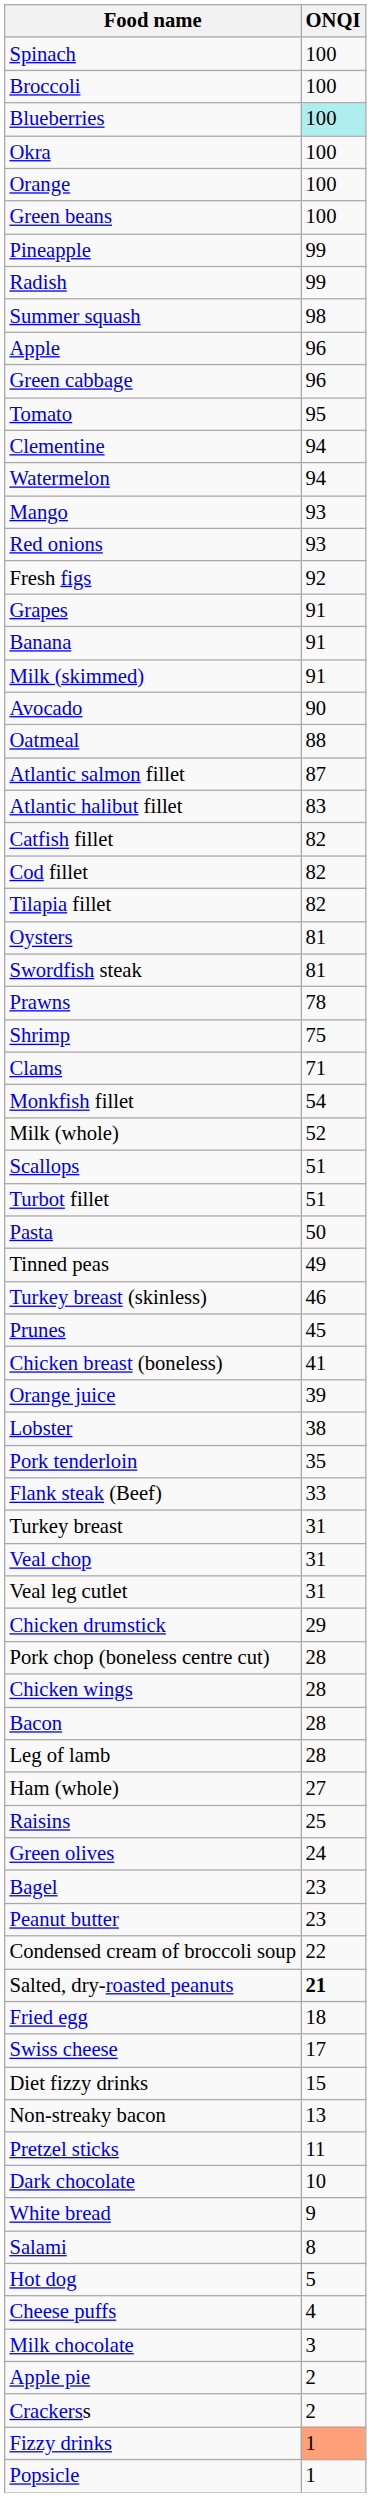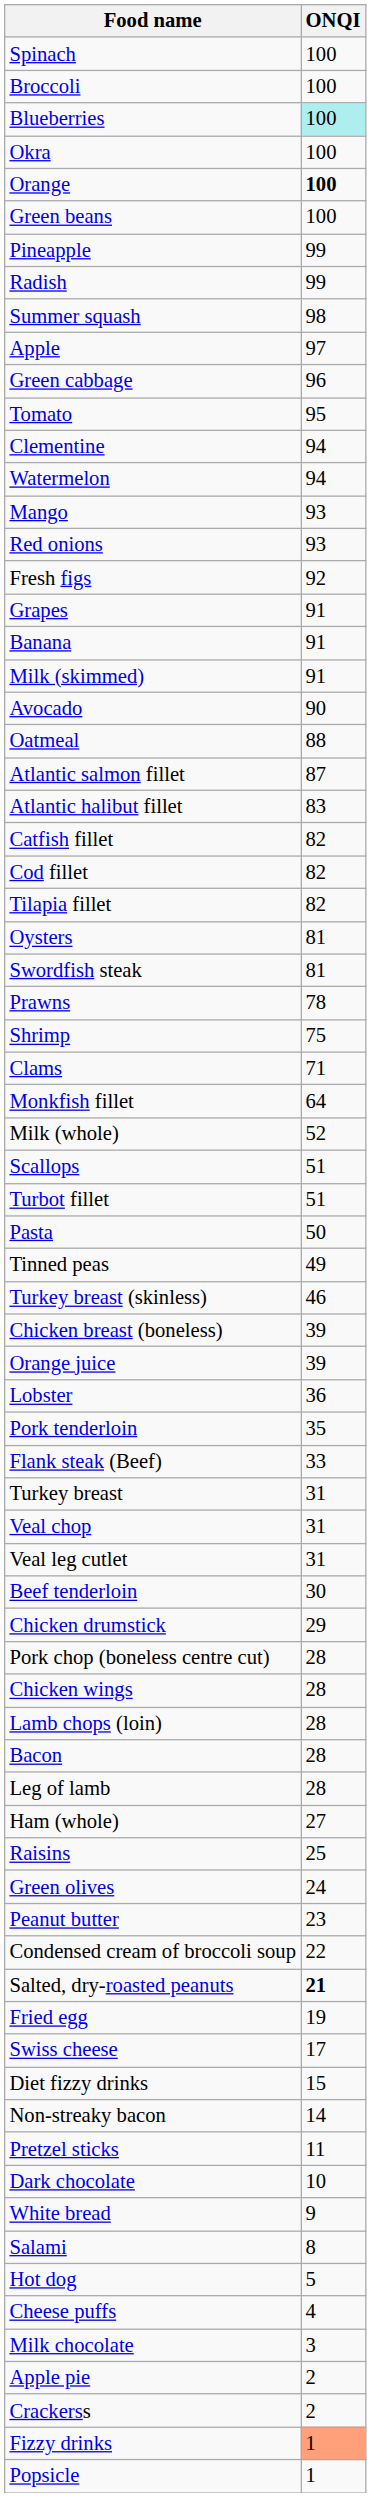(321, 184) normal -> (321, 184) bold
(316, 348) 96 -> (316, 348) 97
(316, 1101) 54 -> (316, 1101) 64
- row: (37, 1330)
(316, 1362) 41 -> (316, 1330) 39
(316, 1428) 38 -> (316, 1395) 36
+ row: (73, 1592)
+ row: (86, 1723)
- row: (33, 1886)
(316, 2017) 18 -> (316, 2017) 19
(316, 2115) 13 -> (316, 2115) 14
